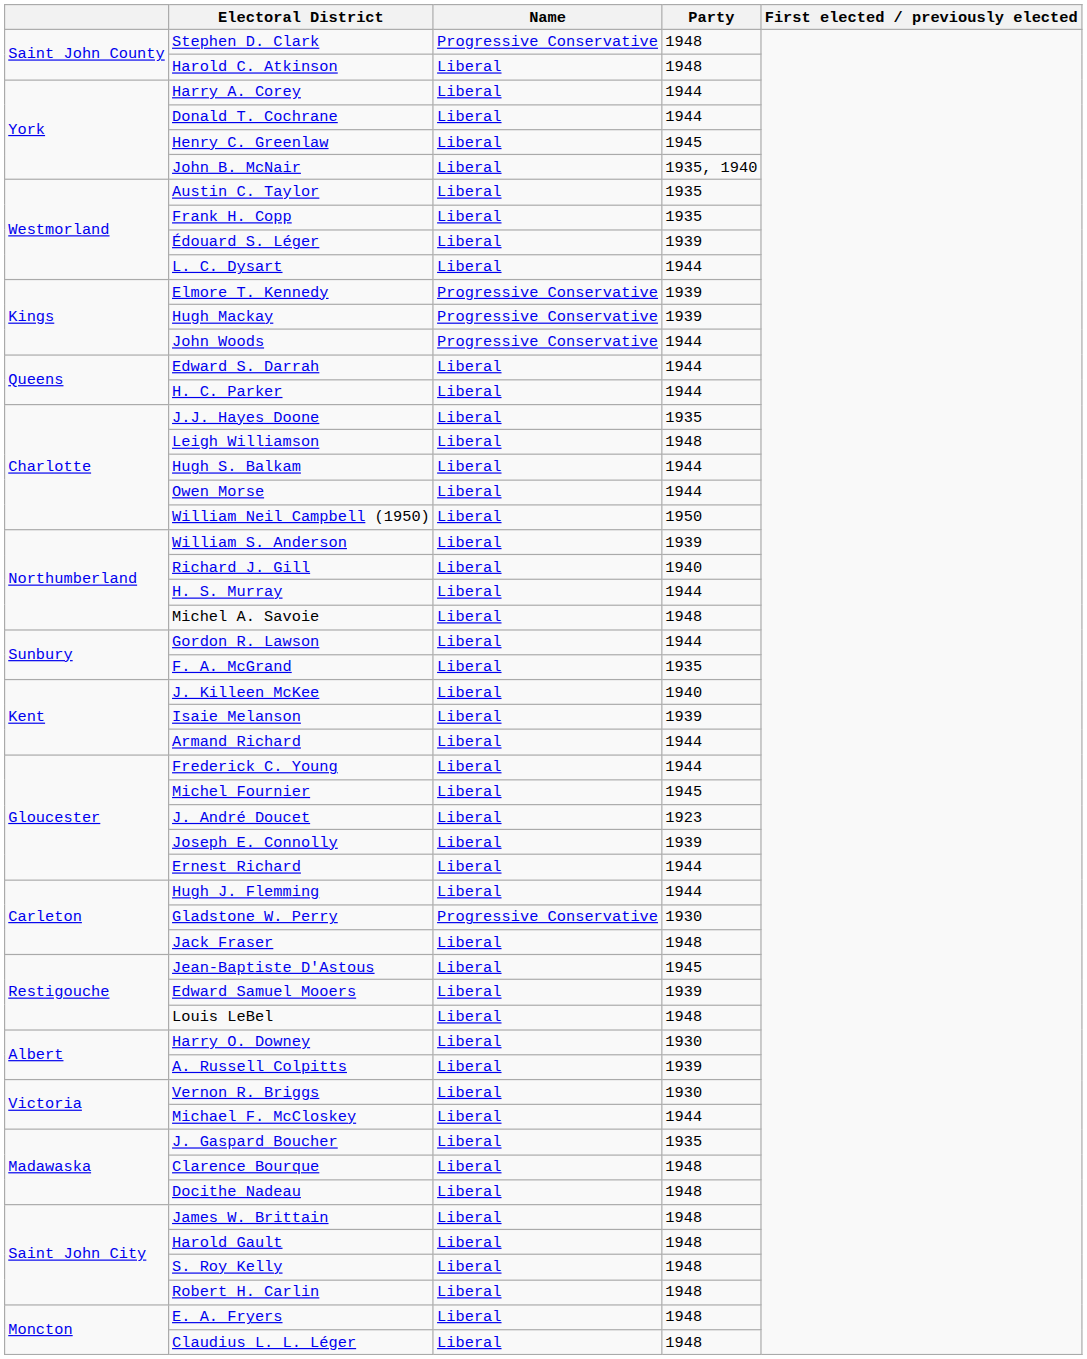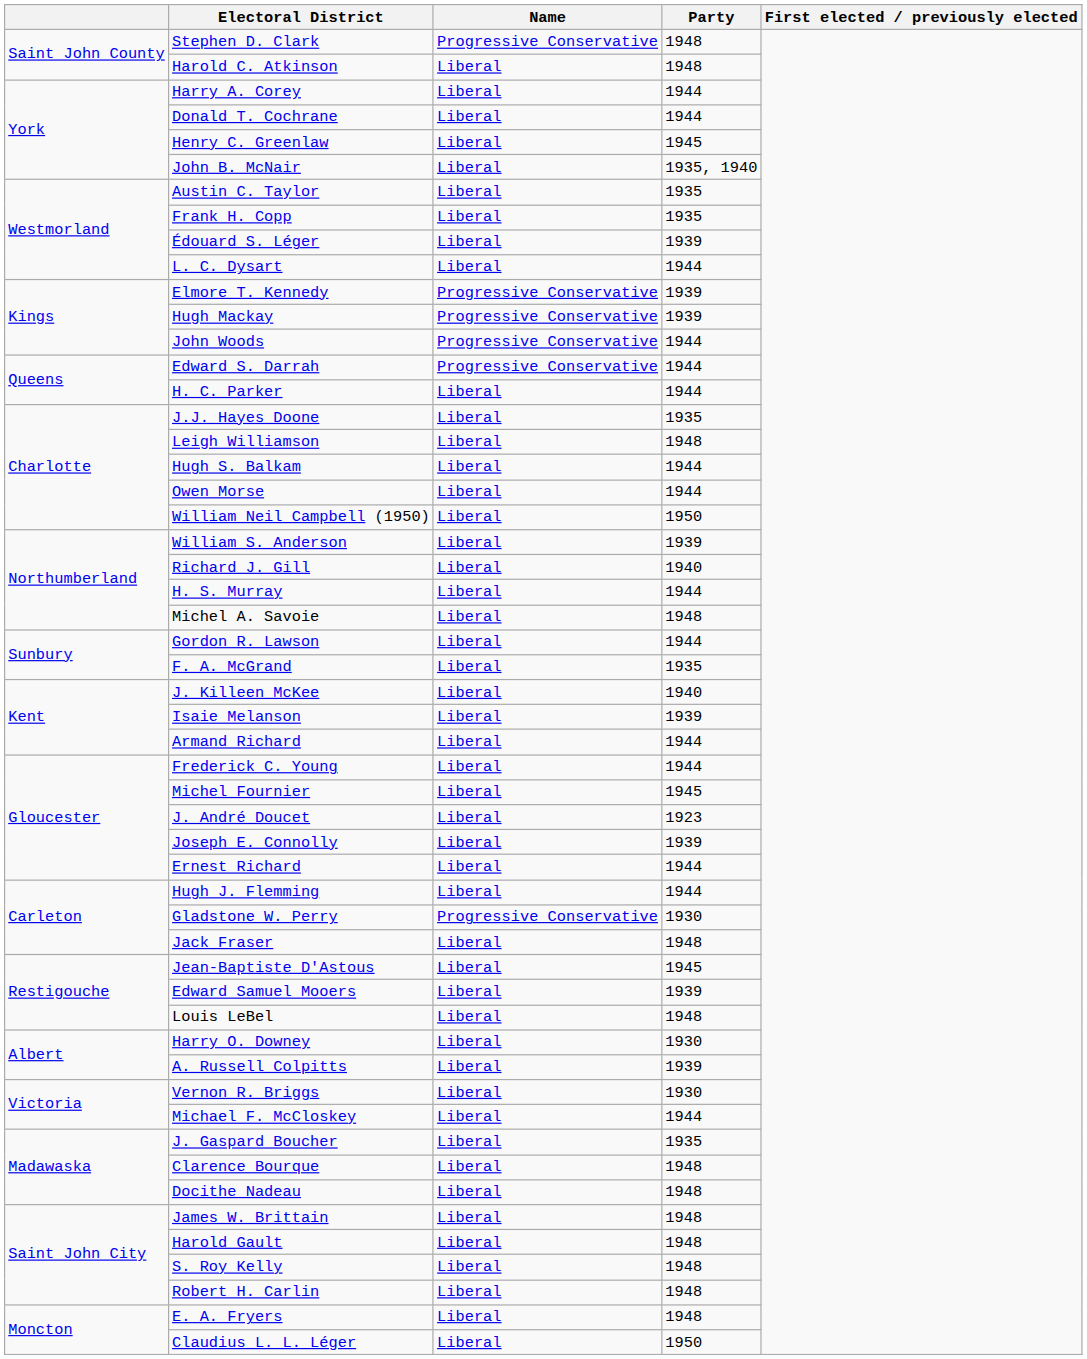(469, 367) Liberal -> (548, 367) Progressive Conservative
(684, 1342) 1948 -> (684, 1342) 1950
